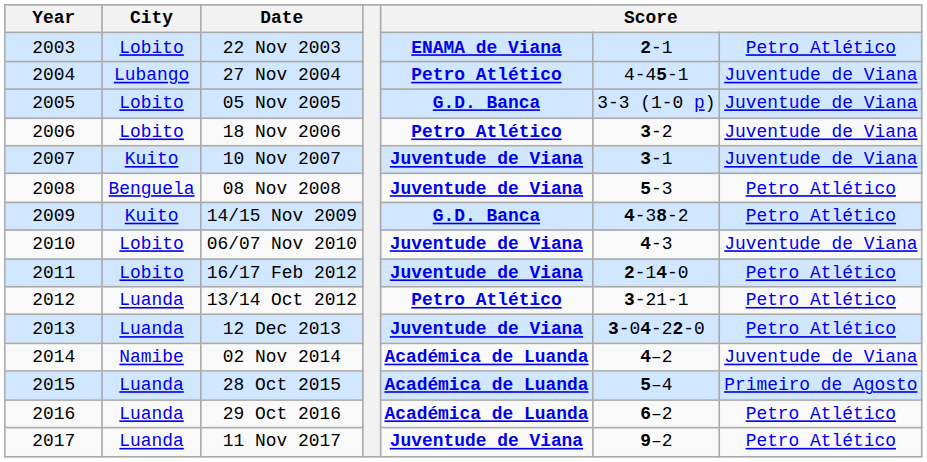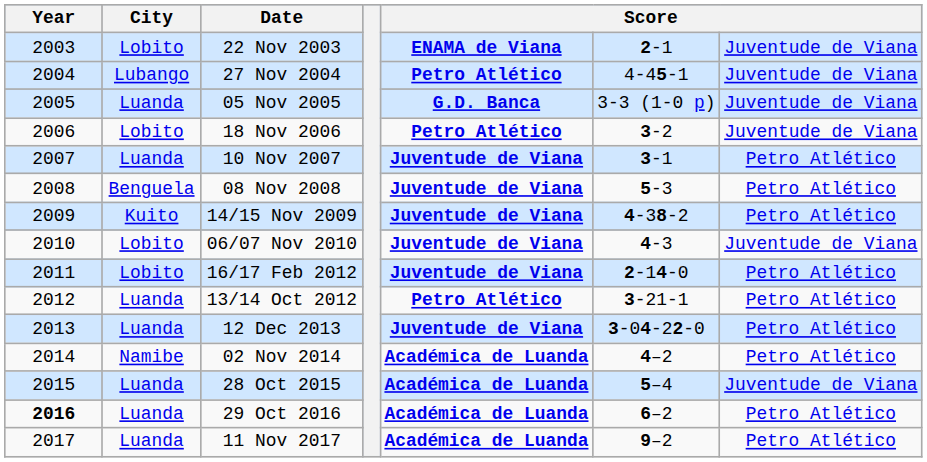(821, 47) Petro Atlético -> (821, 47) Juventude de Viana
(152, 104) Lobito -> (152, 104) Luanda
(152, 160) Kuito -> (152, 160) Luanda
(821, 160) Juventude de Viana -> (821, 160) Petro Atlético
(486, 216) G.D. Banca -> (486, 216) Juventude de Viana
(821, 357) Juventude de Viana -> (821, 357) Petro Atlético
(821, 386) Primeiro de Agosto -> (821, 386) Juventude de Viana
(54, 414) normal -> (54, 414) bold
(486, 442) Juventude de Viana -> (486, 442) Académica de Luanda
